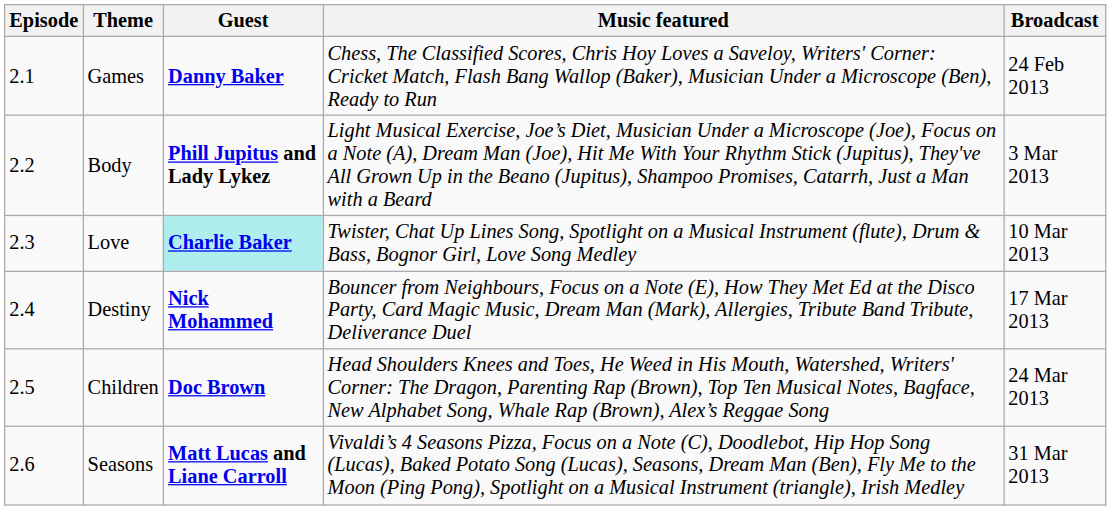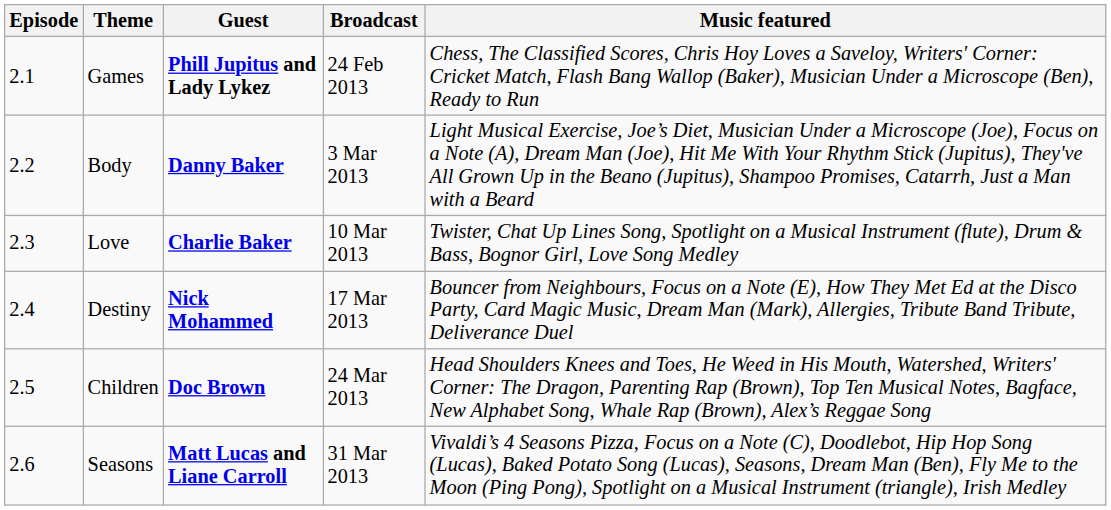columns swapped: (1055, 20) <-> (663, 20)
(226, 75) Danny Baker -> (242, 75) Phill Jupitus and Lady Lykez
(242, 165) Phill Jupitus and Lady Lykez -> (226, 165) Danny Baker
(230, 243) paleturquoise background -> (230, 243) no background
